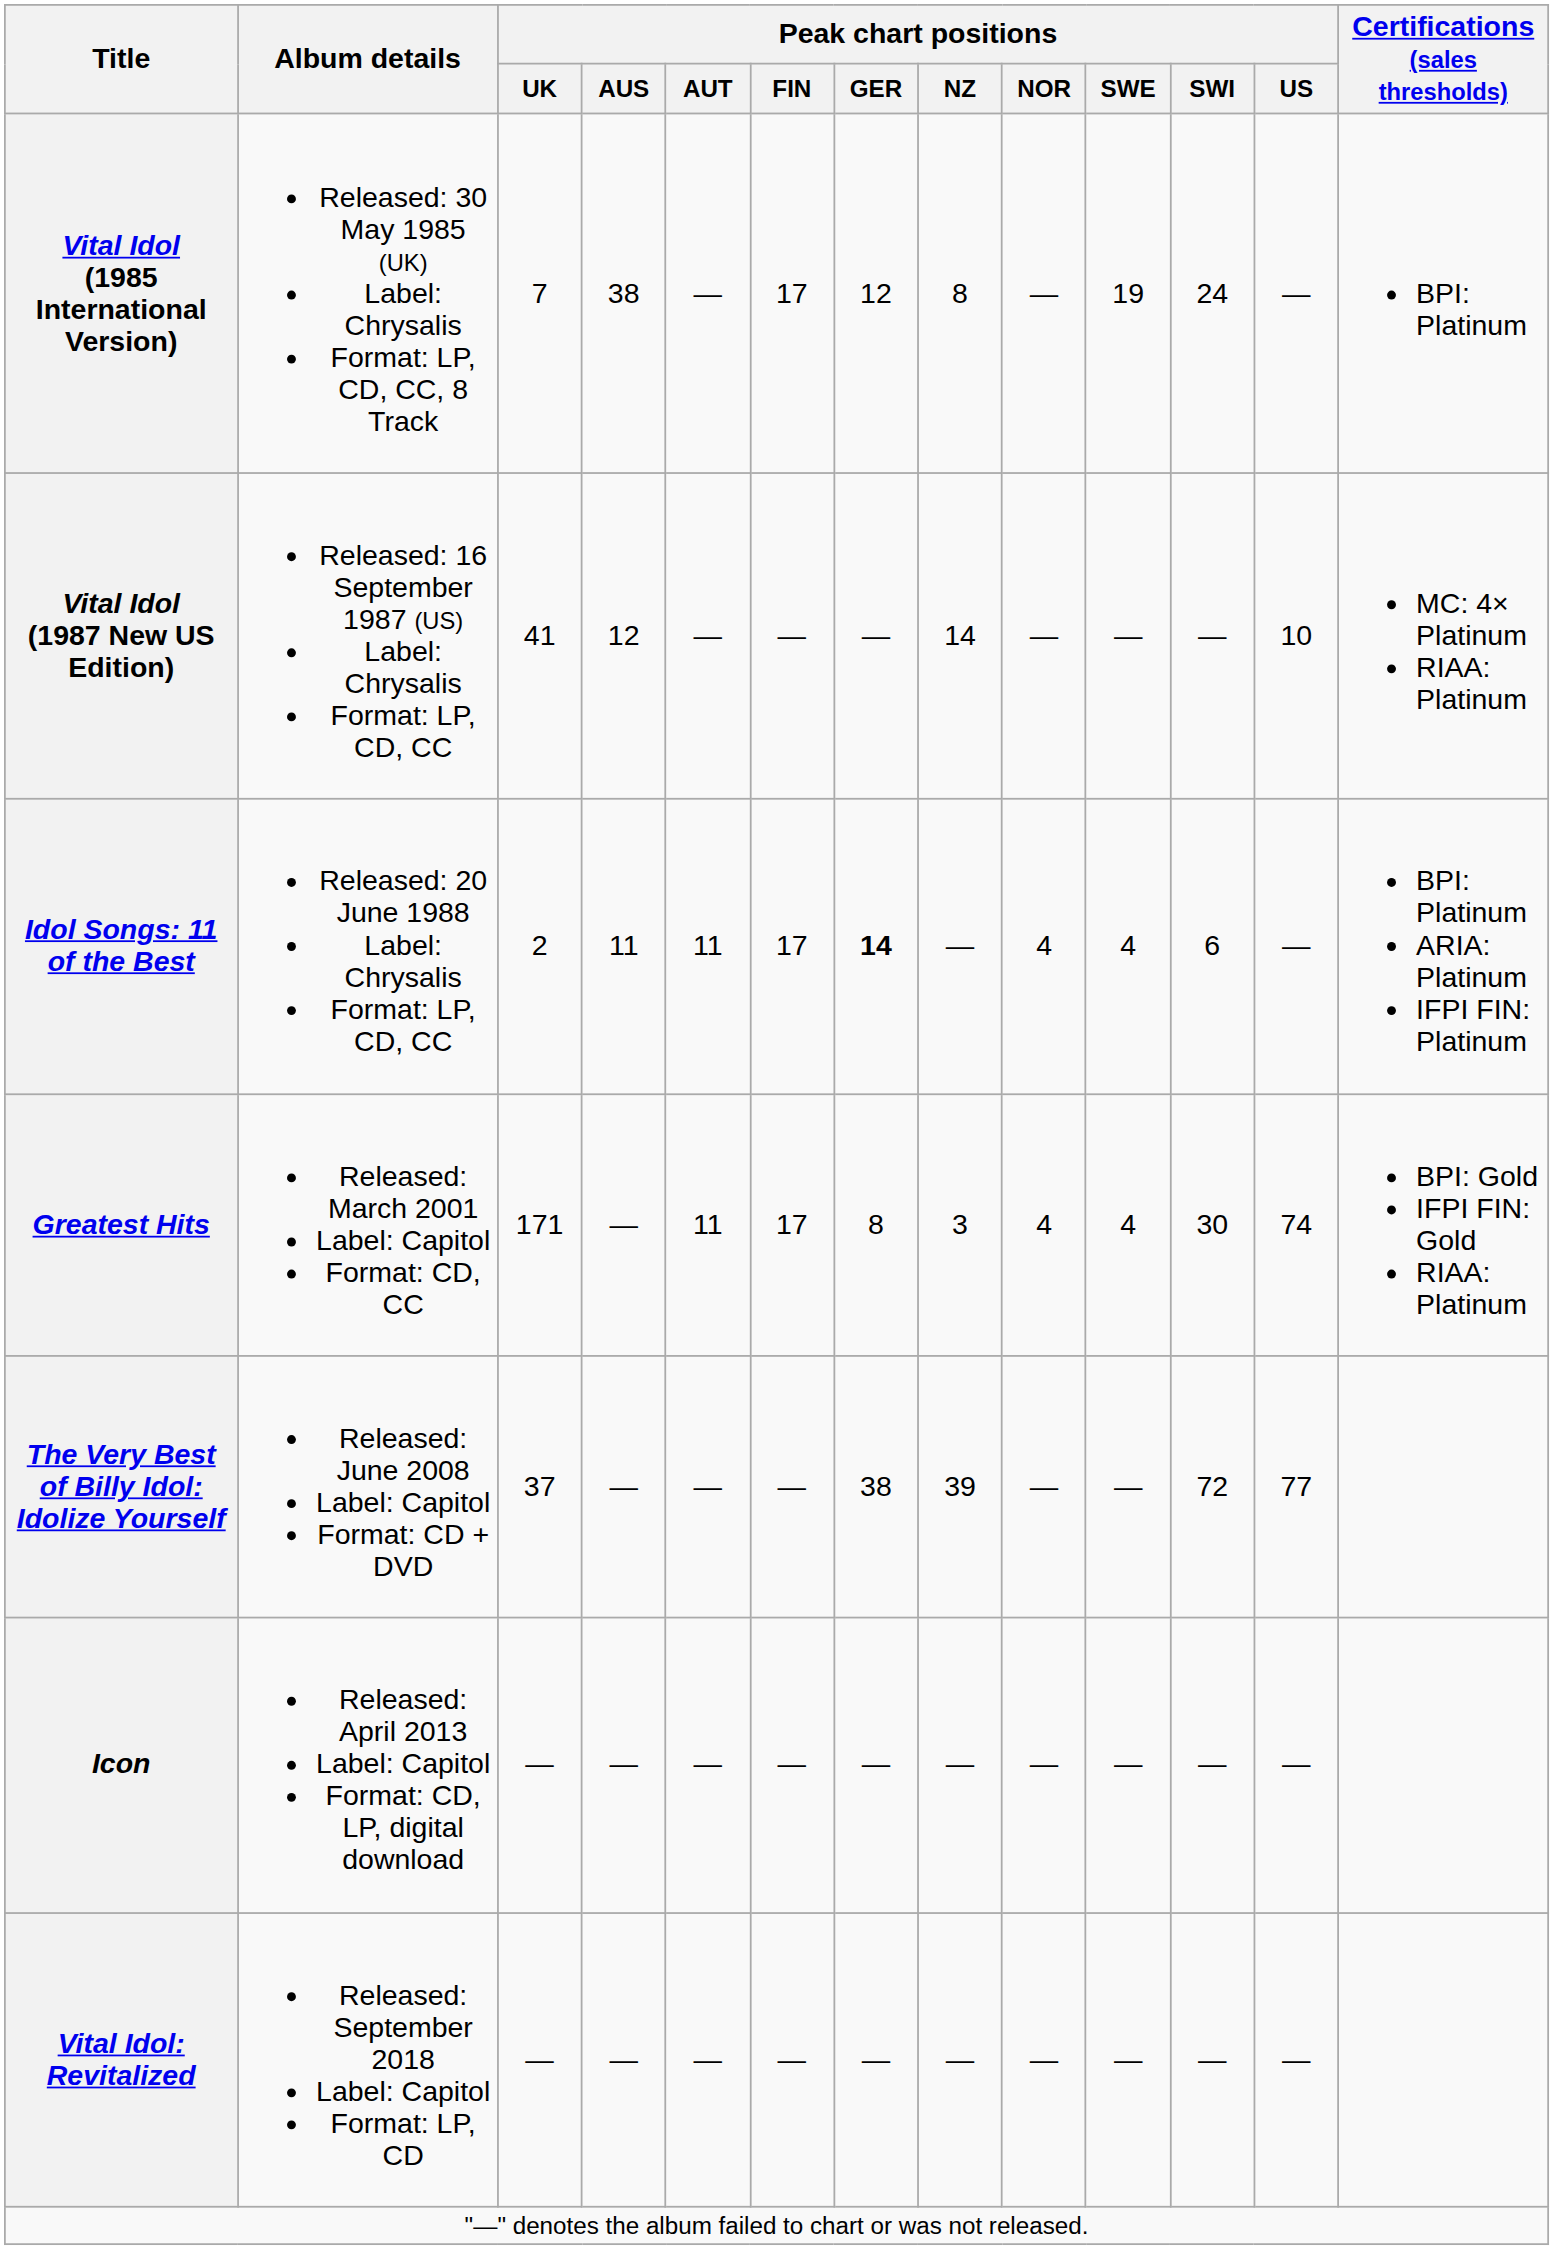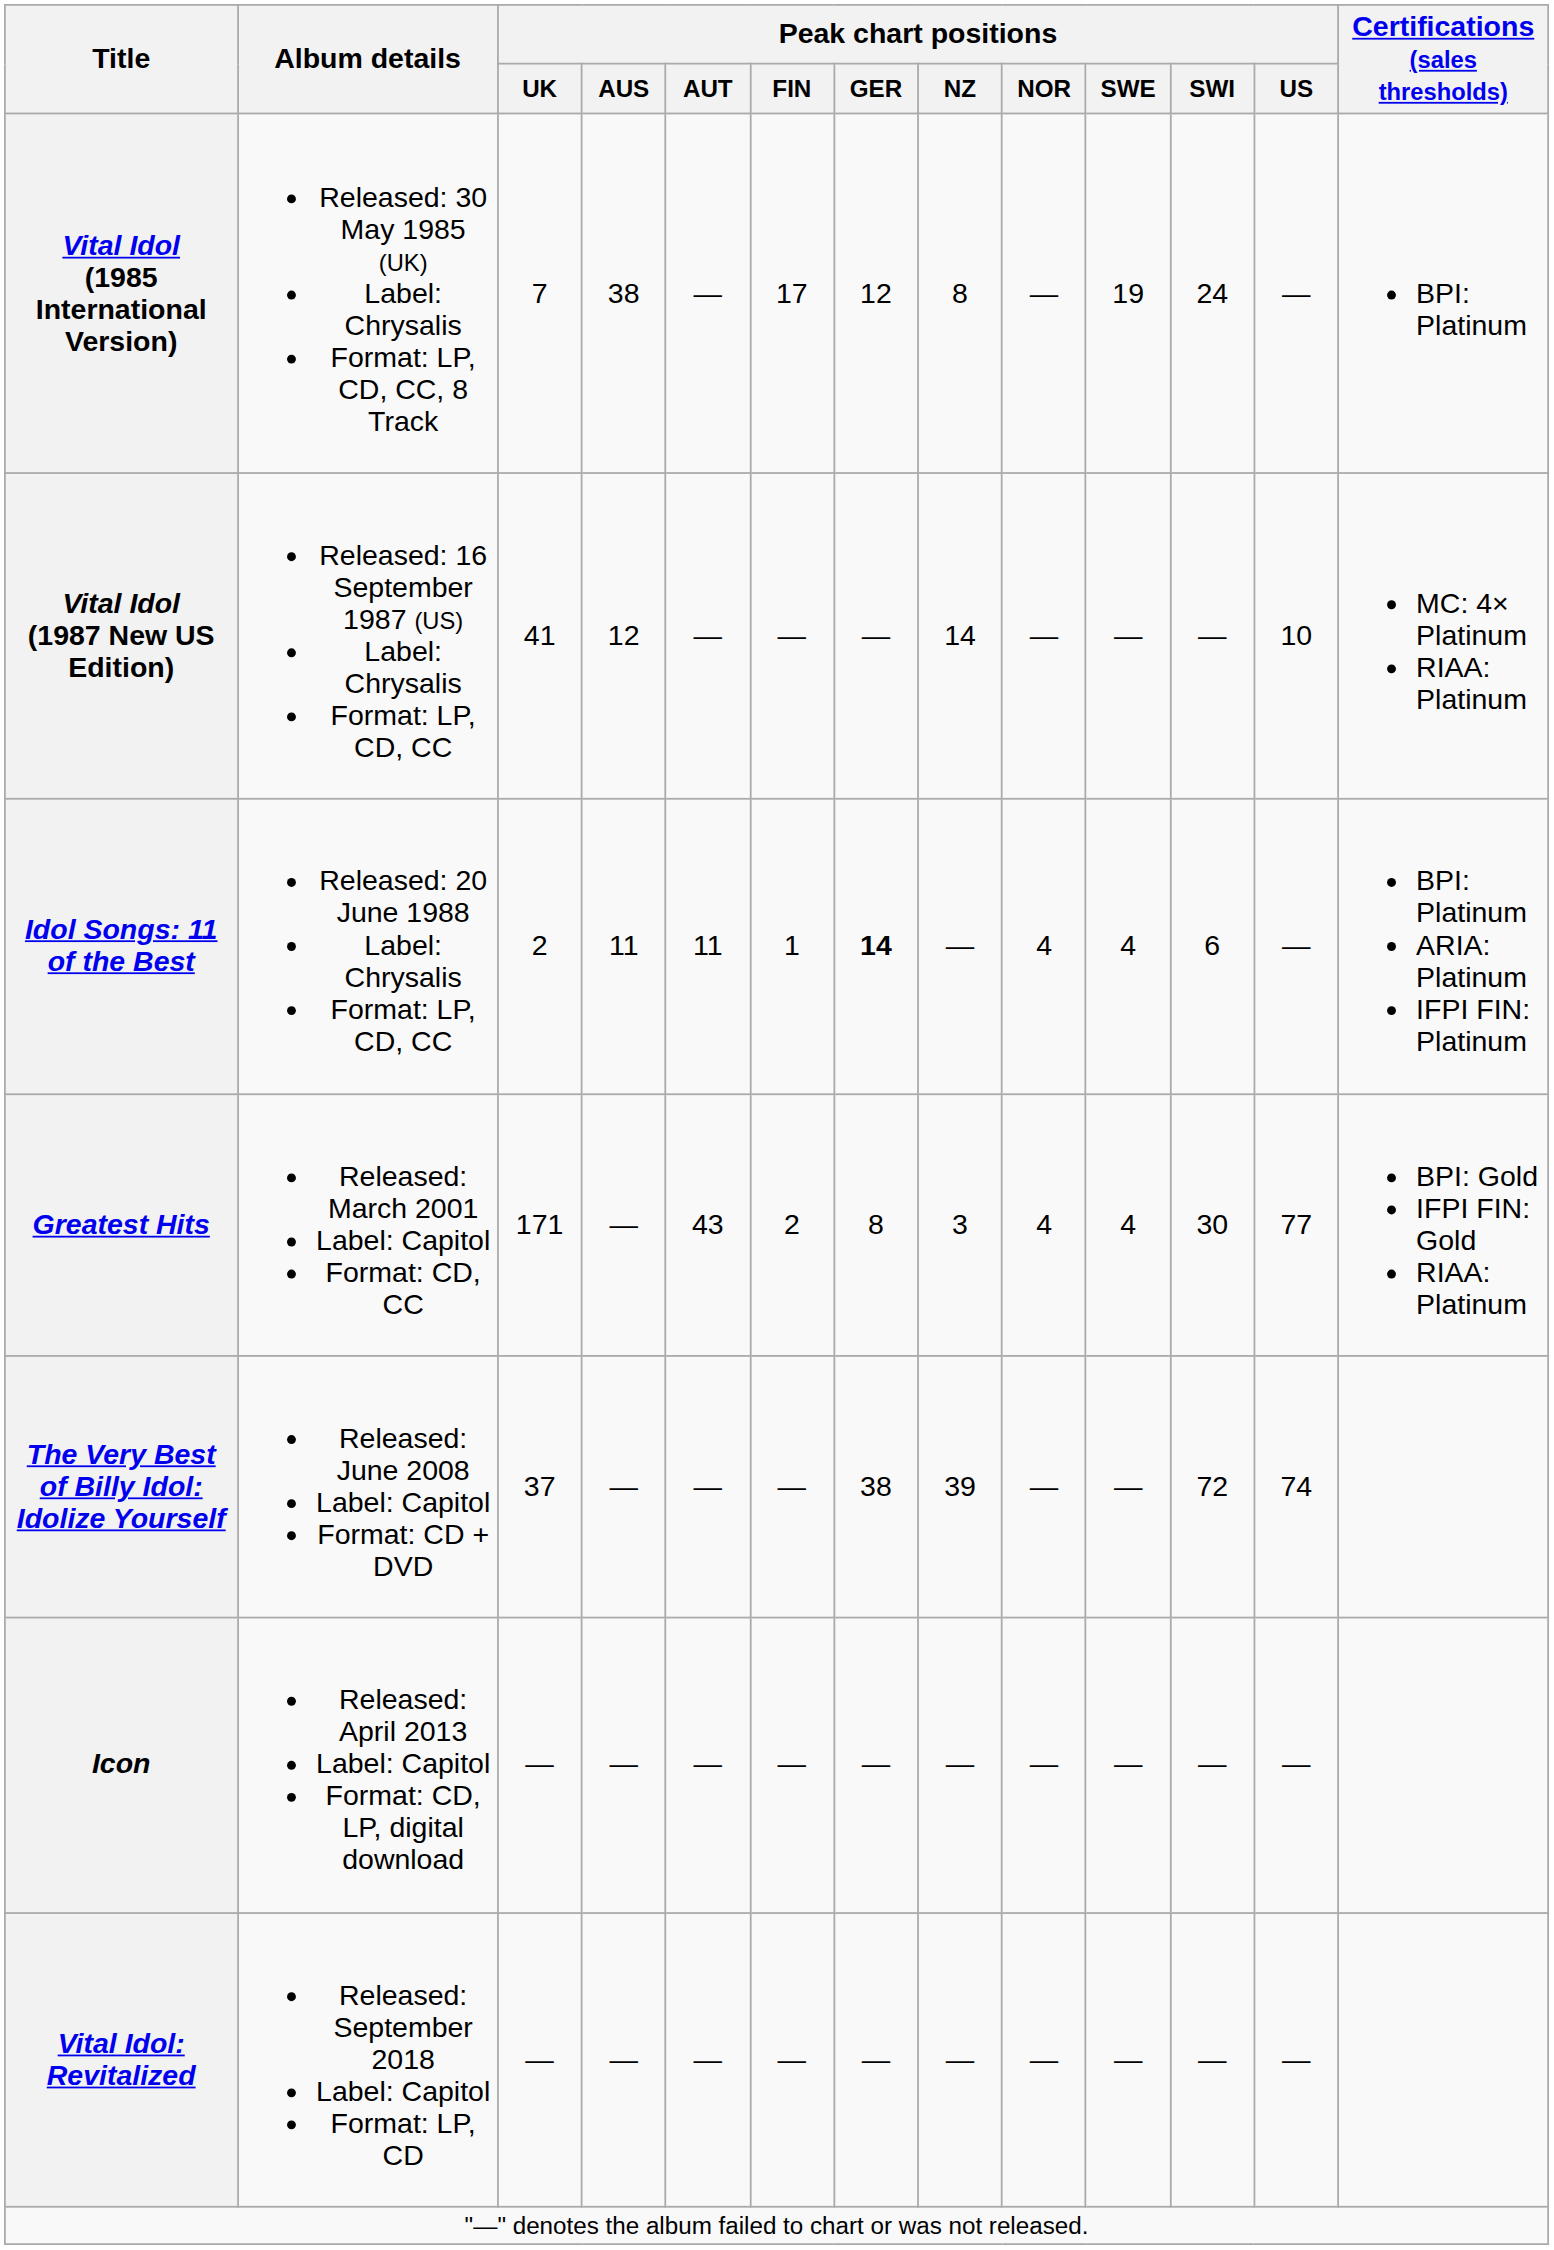(792, 945) 17 -> (792, 945) 1
(708, 1224) 11 -> (708, 1224) 43
(792, 1224) 17 -> (792, 1224) 2
(1296, 1224) 74 -> (1296, 1224) 77
(1296, 1486) 77 -> (1296, 1486) 74
